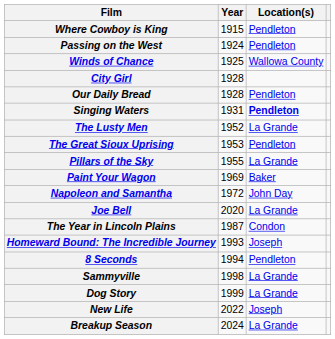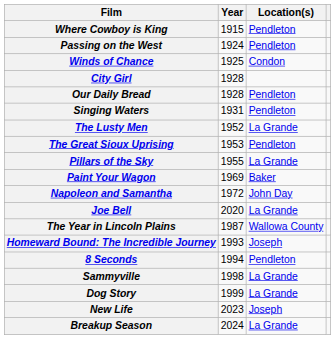(286, 62) Wallowa County -> (267, 62) Condon
(274, 111) bold -> (272, 111) normal
(267, 227) Condon -> (286, 227) Wallowa County
(232, 309) 2022 -> (232, 309) 2023
